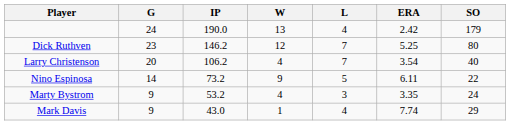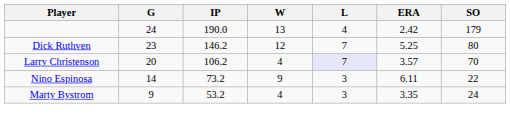(344, 62) no background -> (344, 62) lavender background
(409, 62) 3.54 -> (409, 62) 3.57
(473, 62) 40 -> (473, 62) 70
(344, 78) 5 -> (344, 78) 3
- row: (62, 111)
